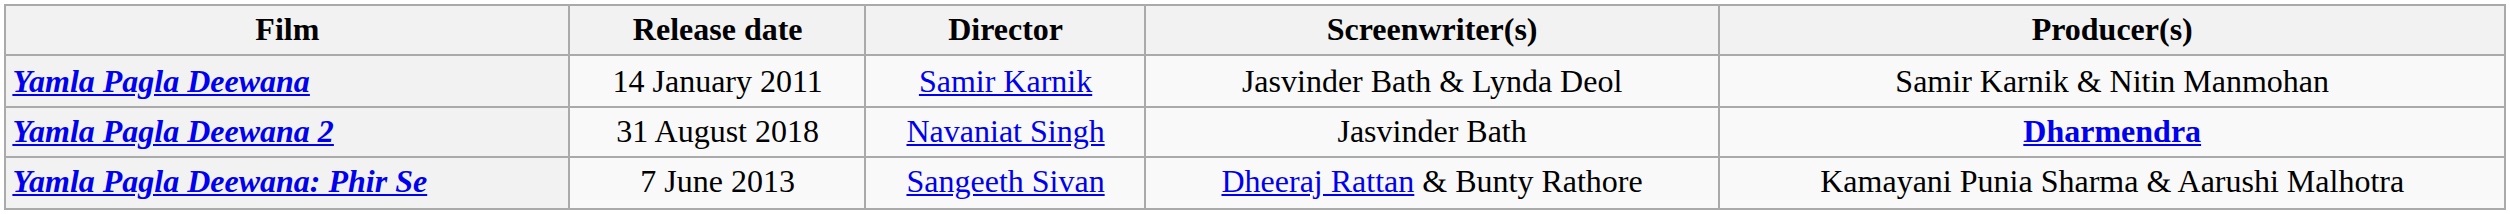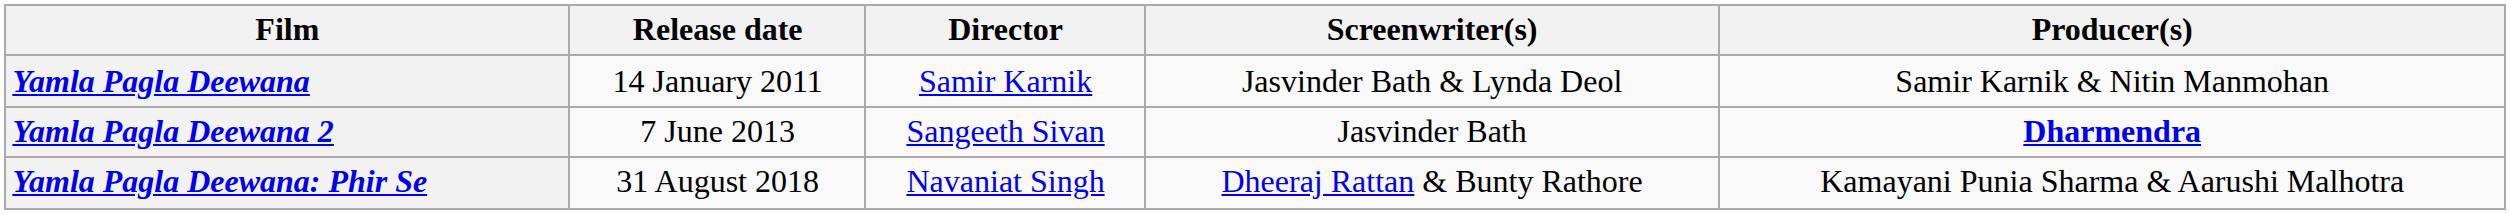(718, 131) 31 August 2018 -> (718, 131) 7 June 2013
(1006, 131) Navaniat Singh -> (1006, 131) Sangeeth Sivan
(718, 182) 7 June 2013 -> (718, 182) 31 August 2018
(1006, 182) Sangeeth Sivan -> (1006, 182) Navaniat Singh
